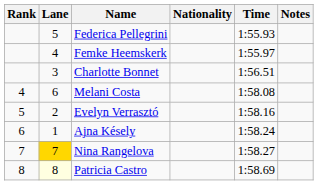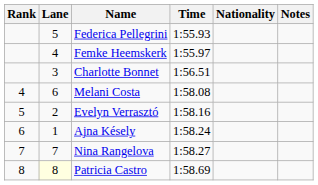columns swapped: (203, 14) <-> (256, 14)
(55, 151) gold background -> (55, 151) no background
